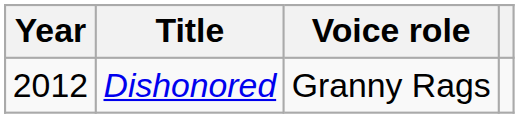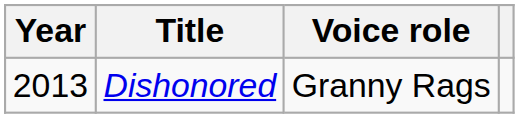(50, 84) 2012 -> (50, 84) 2013
